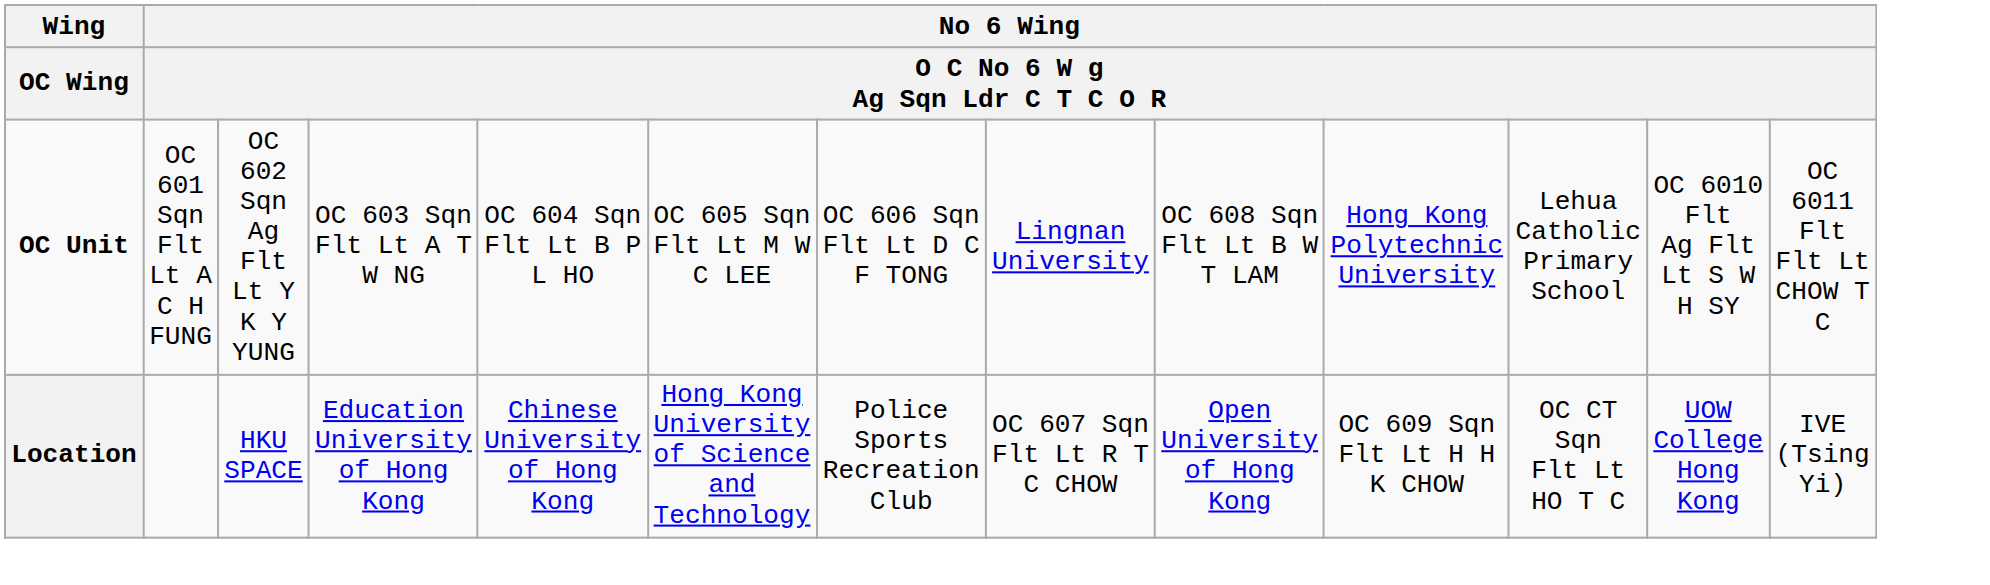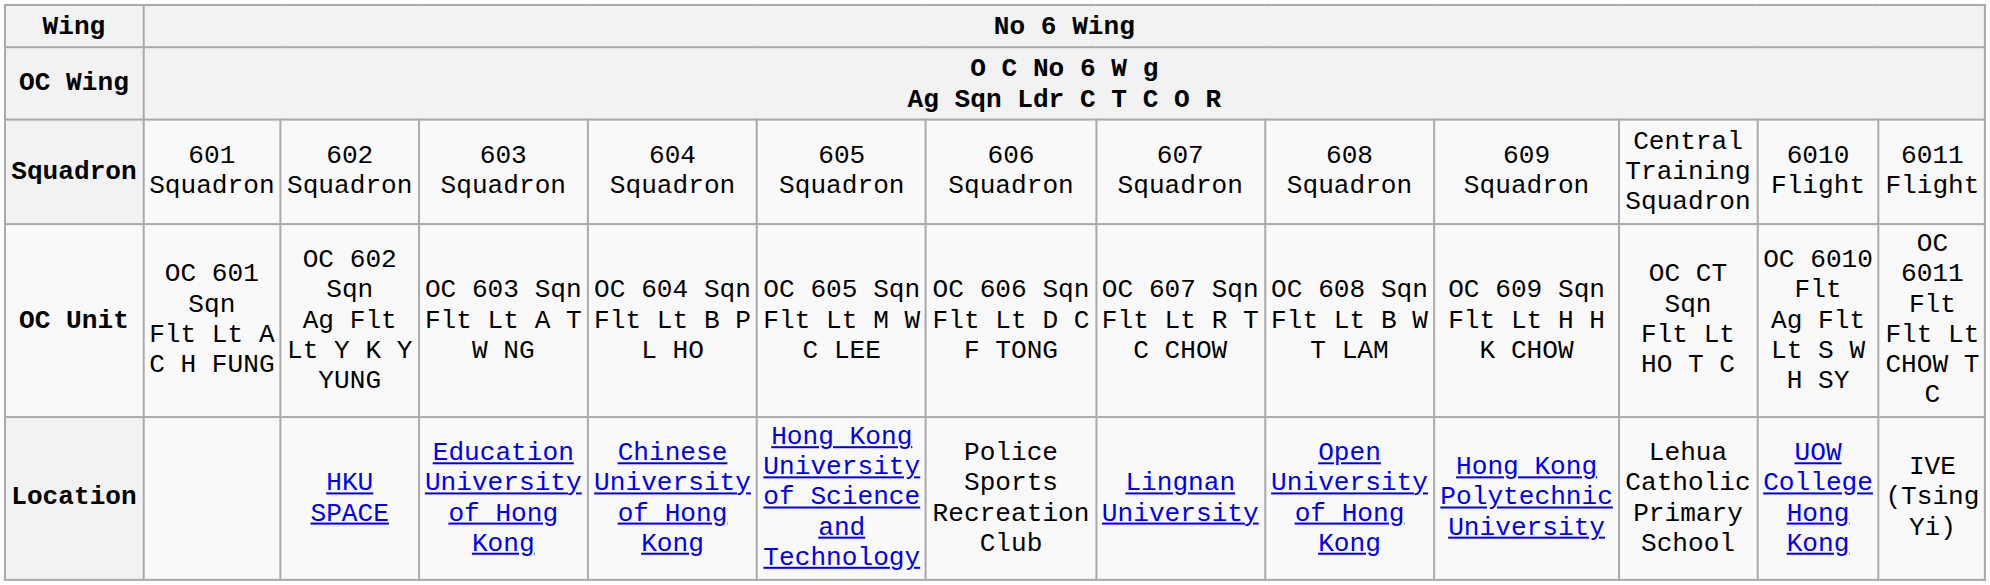+ row: (74, 172)
(1071, 247) Lingnan University -> (1180, 320) OC 607 Sqn Flt Lt R T C CHOW
(1417, 247) Hong Kong Polytechnic University -> (1527, 320) OC 609 Sqn Flt Lt H H K CHOW
(1578, 247) Lehua Catholic Primary School -> (1688, 320) OC CT Sqn Flt Lt HO T C
(1071, 456) OC 607 Sqn Flt Lt R T C CHOW -> (1180, 498) Lingnan University
(1417, 456) OC 609 Sqn Flt Lt H H K CHOW -> (1527, 498) Hong Kong Polytechnic University
(1578, 456) OC CT Sqn Flt Lt HO T C -> (1688, 498) Lehua Catholic Primary School
